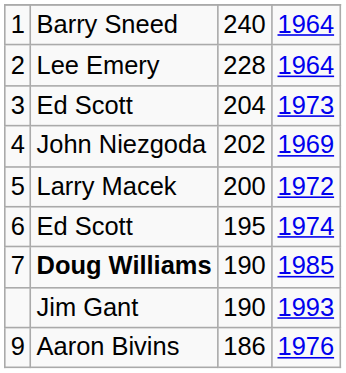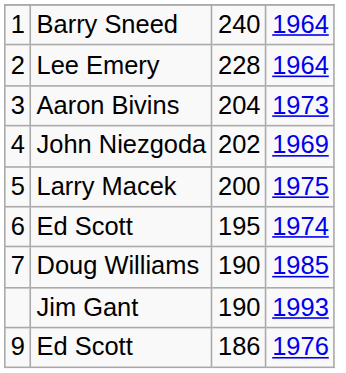(85, 105) Ed Scott -> (108, 105) Aaron Bivins
(306, 186) 1972 -> (300, 186) 1975
(124, 266) bold -> (118, 266) normal
(108, 347) Aaron Bivins -> (85, 347) Ed Scott
